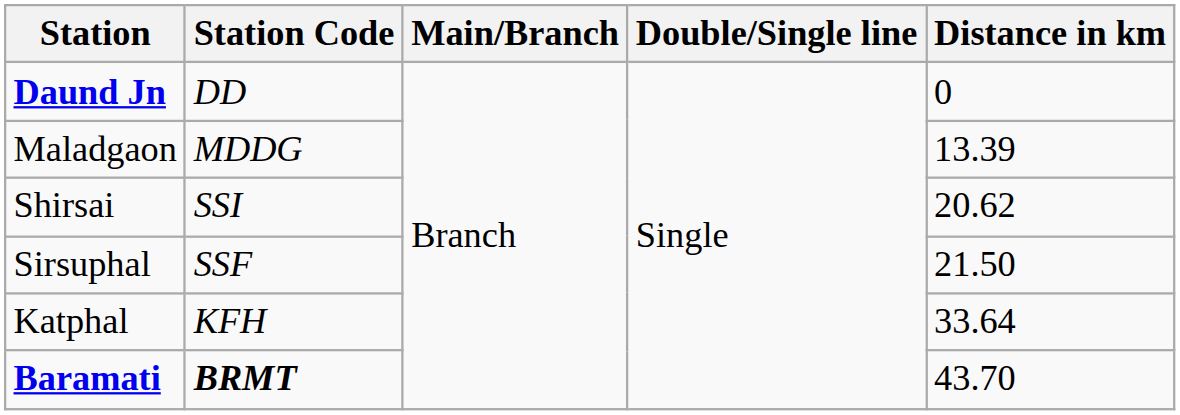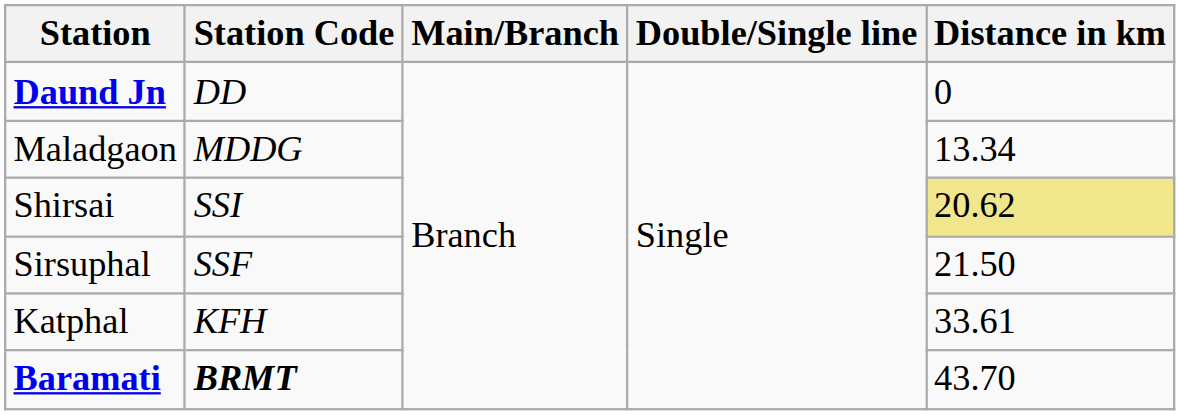(975, 148) 13.39 -> (975, 148) 13.34
(975, 206) no background -> (975, 206) khaki background
(975, 321) 33.64 -> (975, 321) 33.61
